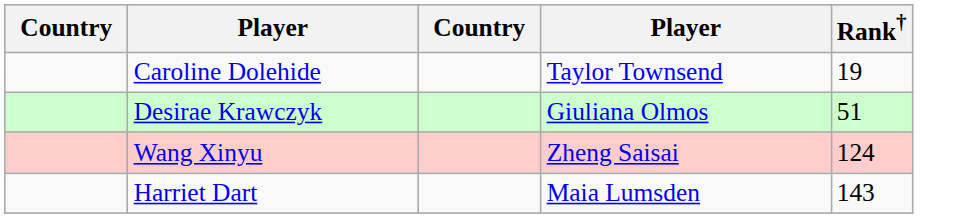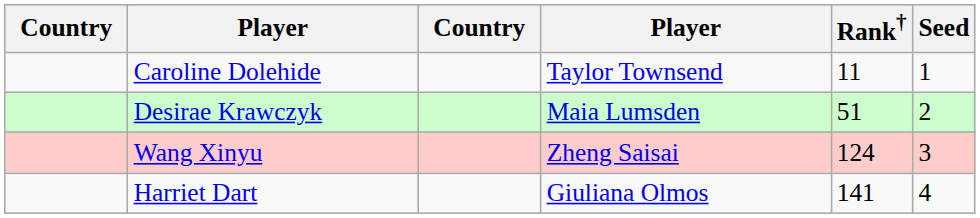+ column: (944, 28)
(849, 71) 19 -> (849, 71) 11
(628, 112) Giuliana Olmos -> (623, 112) Maia Lumsden
(623, 192) Maia Lumsden -> (628, 192) Giuliana Olmos
(856, 192) 143 -> (856, 192) 141
